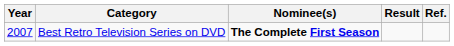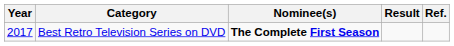(20, 31) 2007 -> (20, 31) 2017
